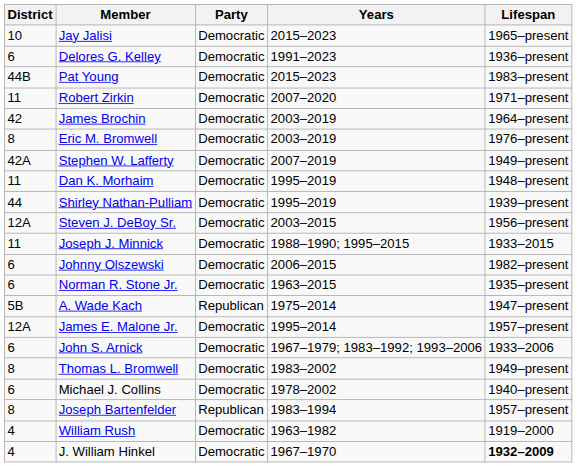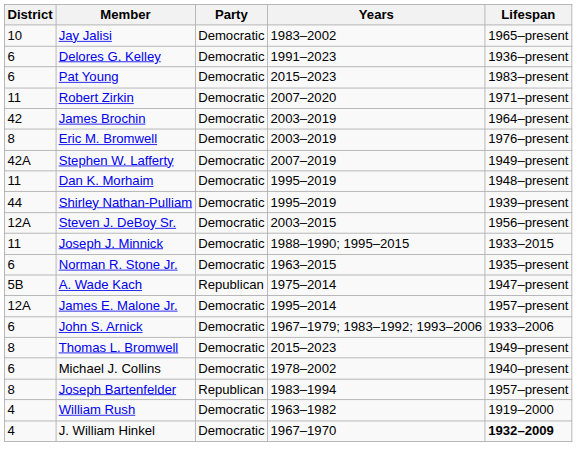(303, 35) 2015–2023 -> (303, 35) 1983–2002
(19, 77) 44B -> (11, 77) 6
- row: (111, 264)
(303, 368) 1983–2002 -> (303, 347) 2015–2023
